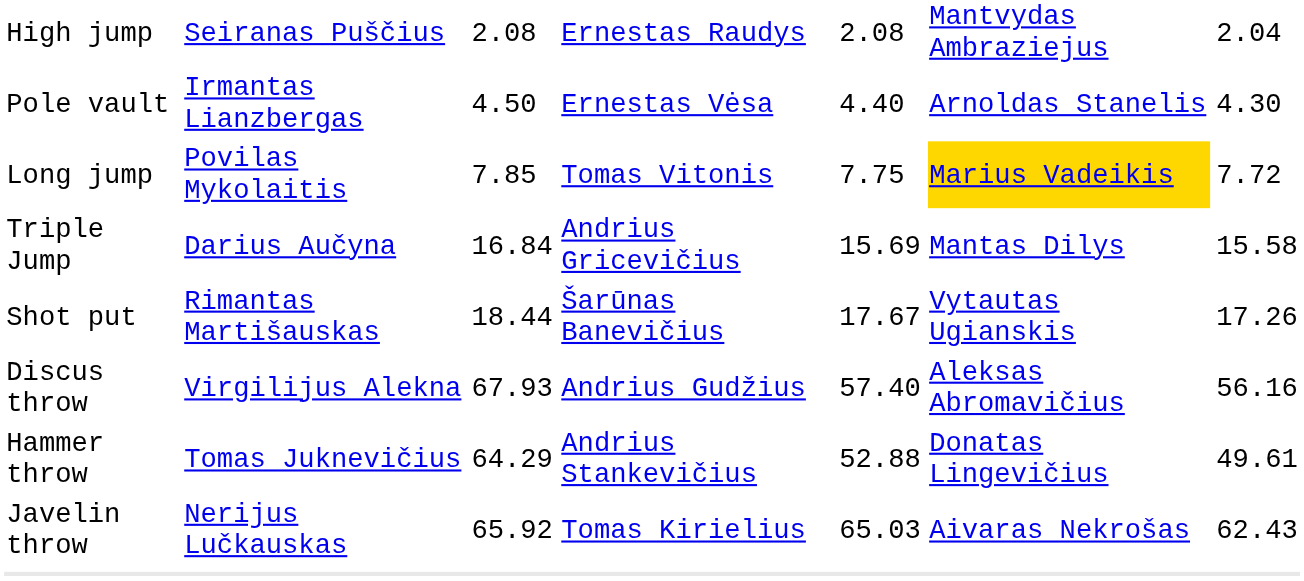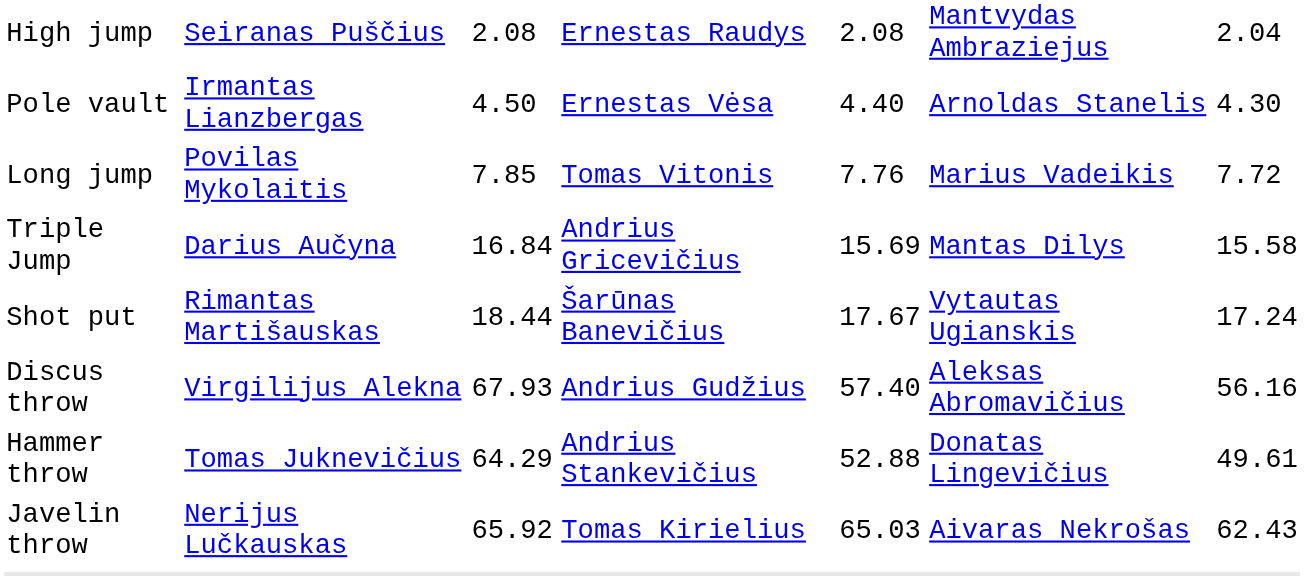(872, 175) 7.75 -> (872, 175) 7.76
(1051, 175) gold background -> (1051, 175) no background
(1257, 317) 17.26 -> (1257, 317) 17.24
